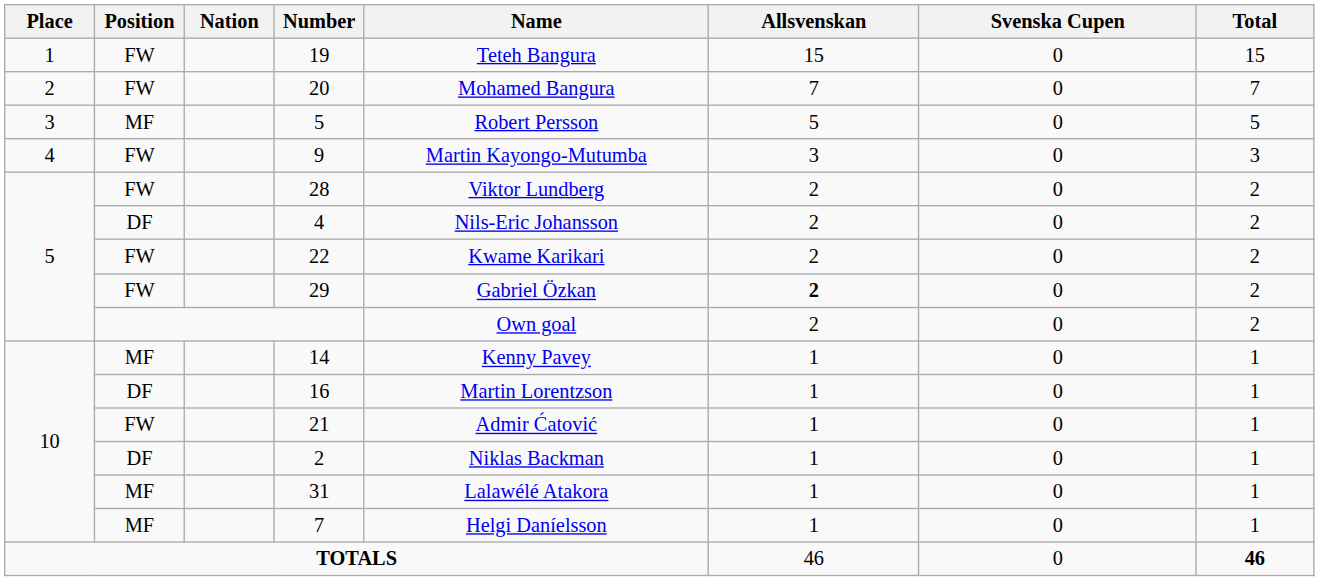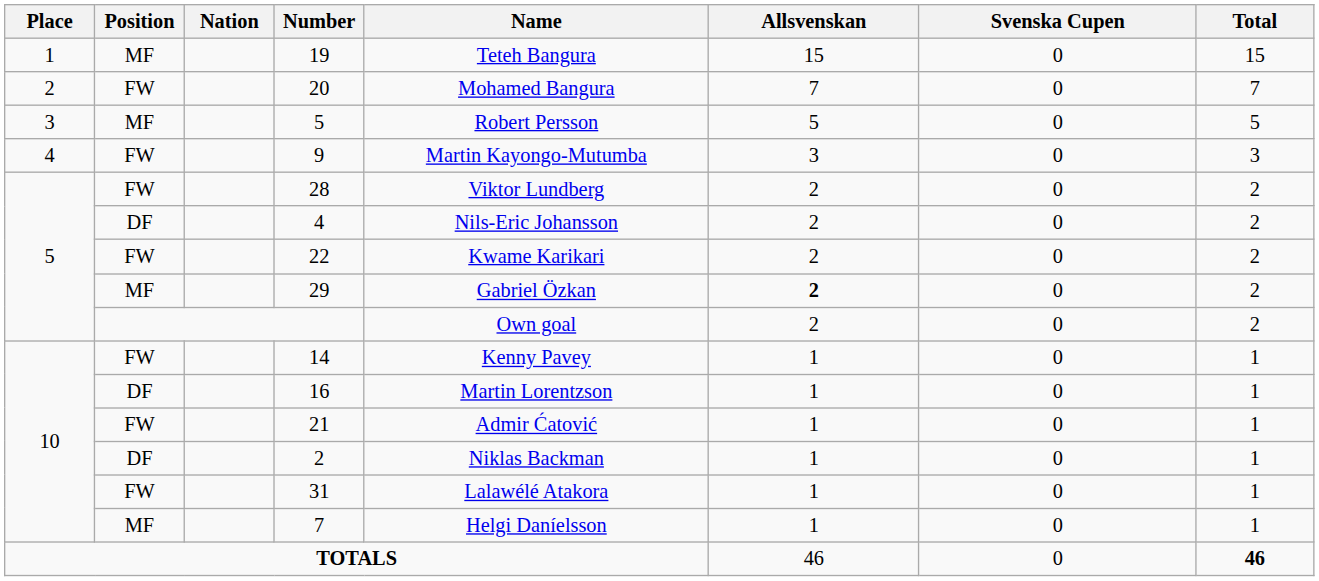(139, 55) FW -> (139, 55) MF
(139, 290) FW -> (139, 290) MF
(139, 357) MF -> (139, 357) FW
(139, 491) MF -> (139, 491) FW
